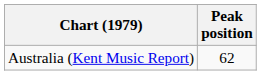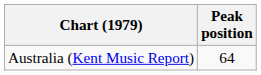(227, 57) 62 -> (227, 57) 64
